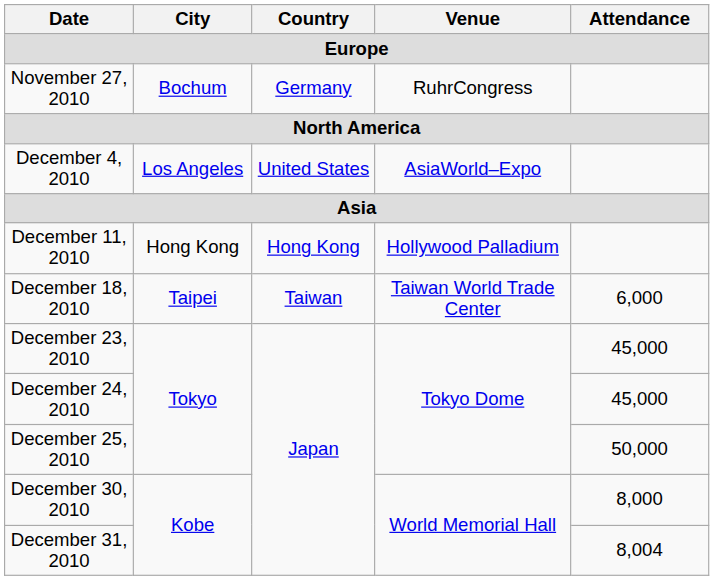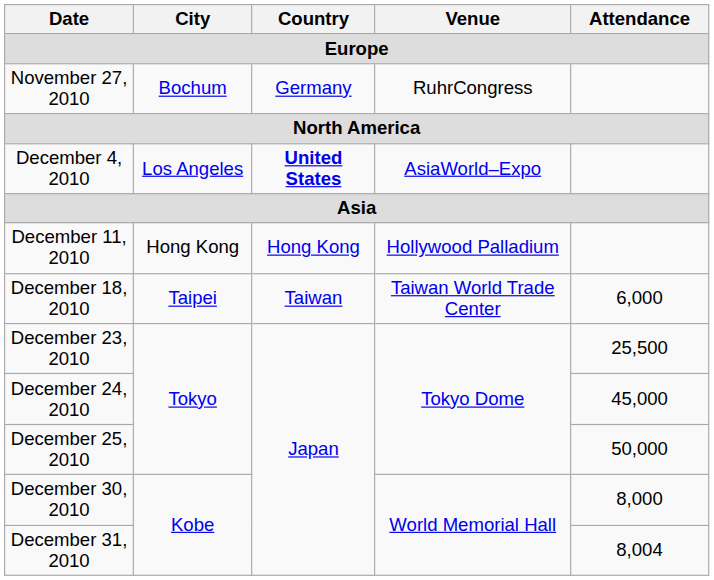(313, 168) normal -> (313, 168) bold
(640, 348) 45,000 -> (640, 348) 25,500
